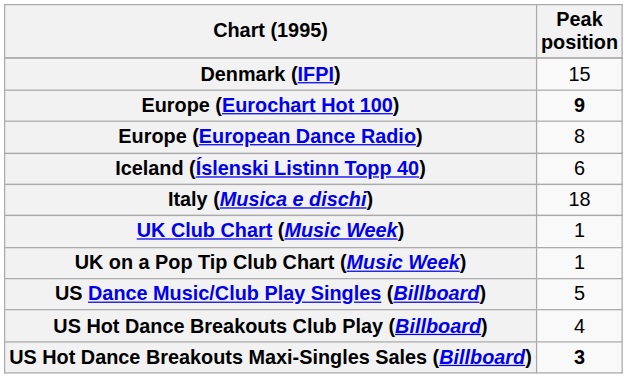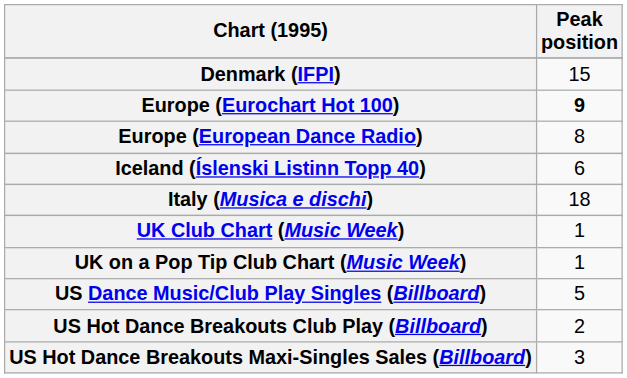(580, 325) 4 -> (580, 325) 2
(580, 357) bold -> (580, 357) normal
